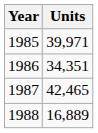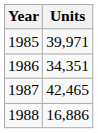(68, 115) 16,889 -> (68, 115) 16,886
